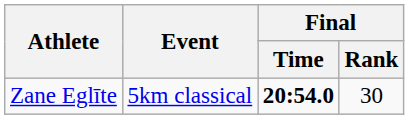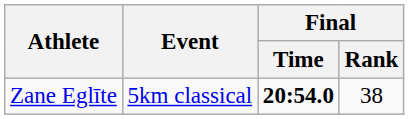(371, 95) 30 -> (371, 95) 38
